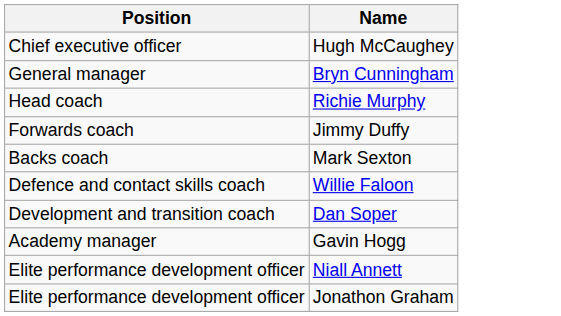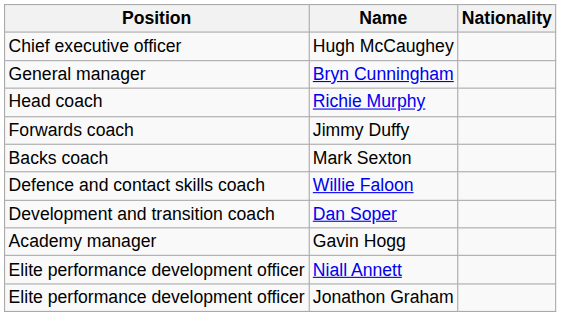+ column: (507, 18)
